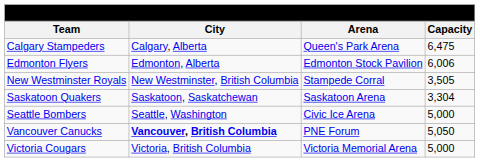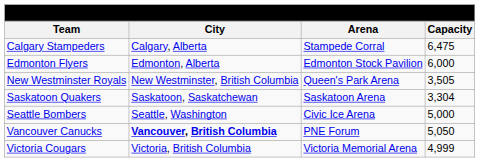(351, 47) Queen's Park Arena -> (344, 47) Stampede Corral
(441, 64) 6,006 -> (441, 64) 6,000
(344, 81) Stampede Corral -> (351, 81) Queen's Park Arena
(441, 149) 5,000 -> (441, 149) 4,999
